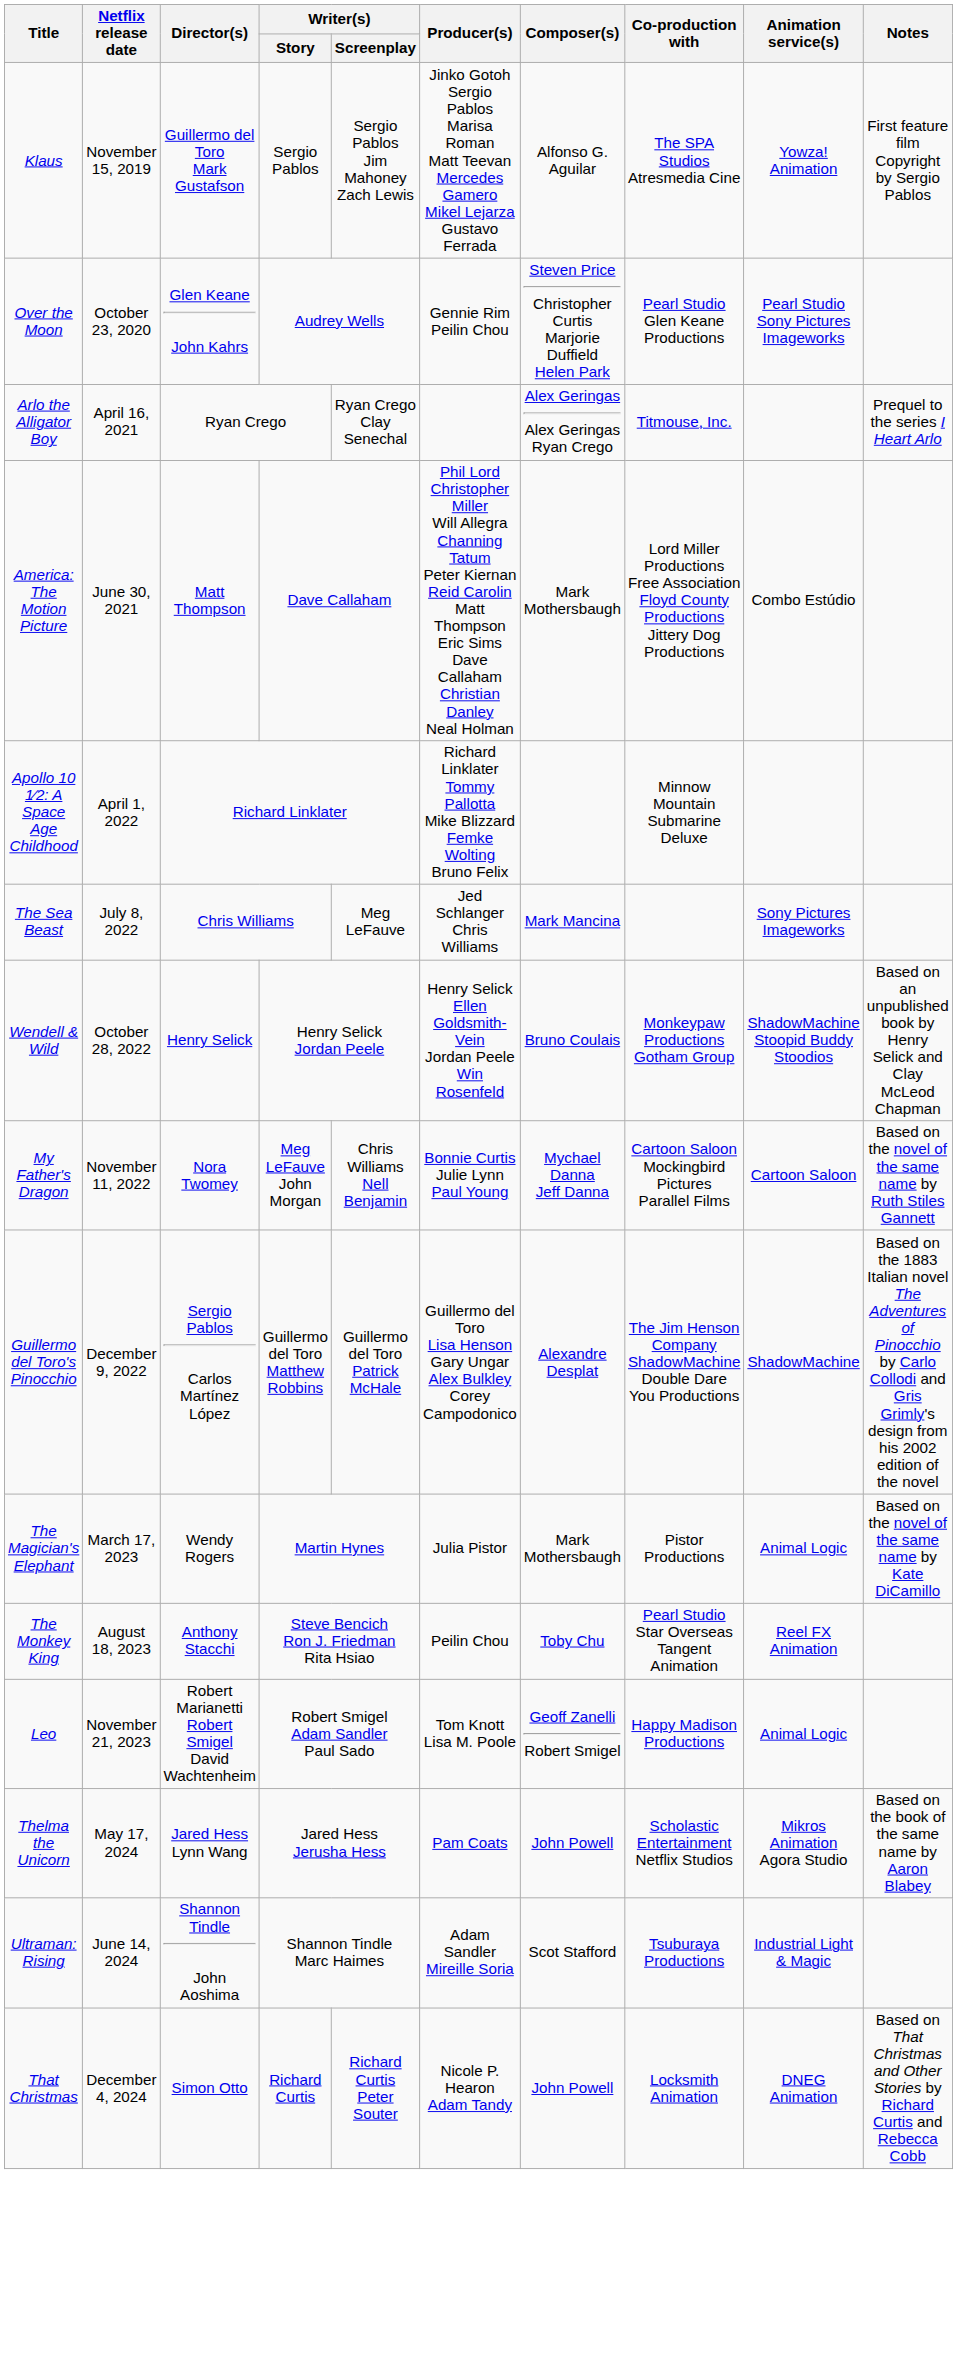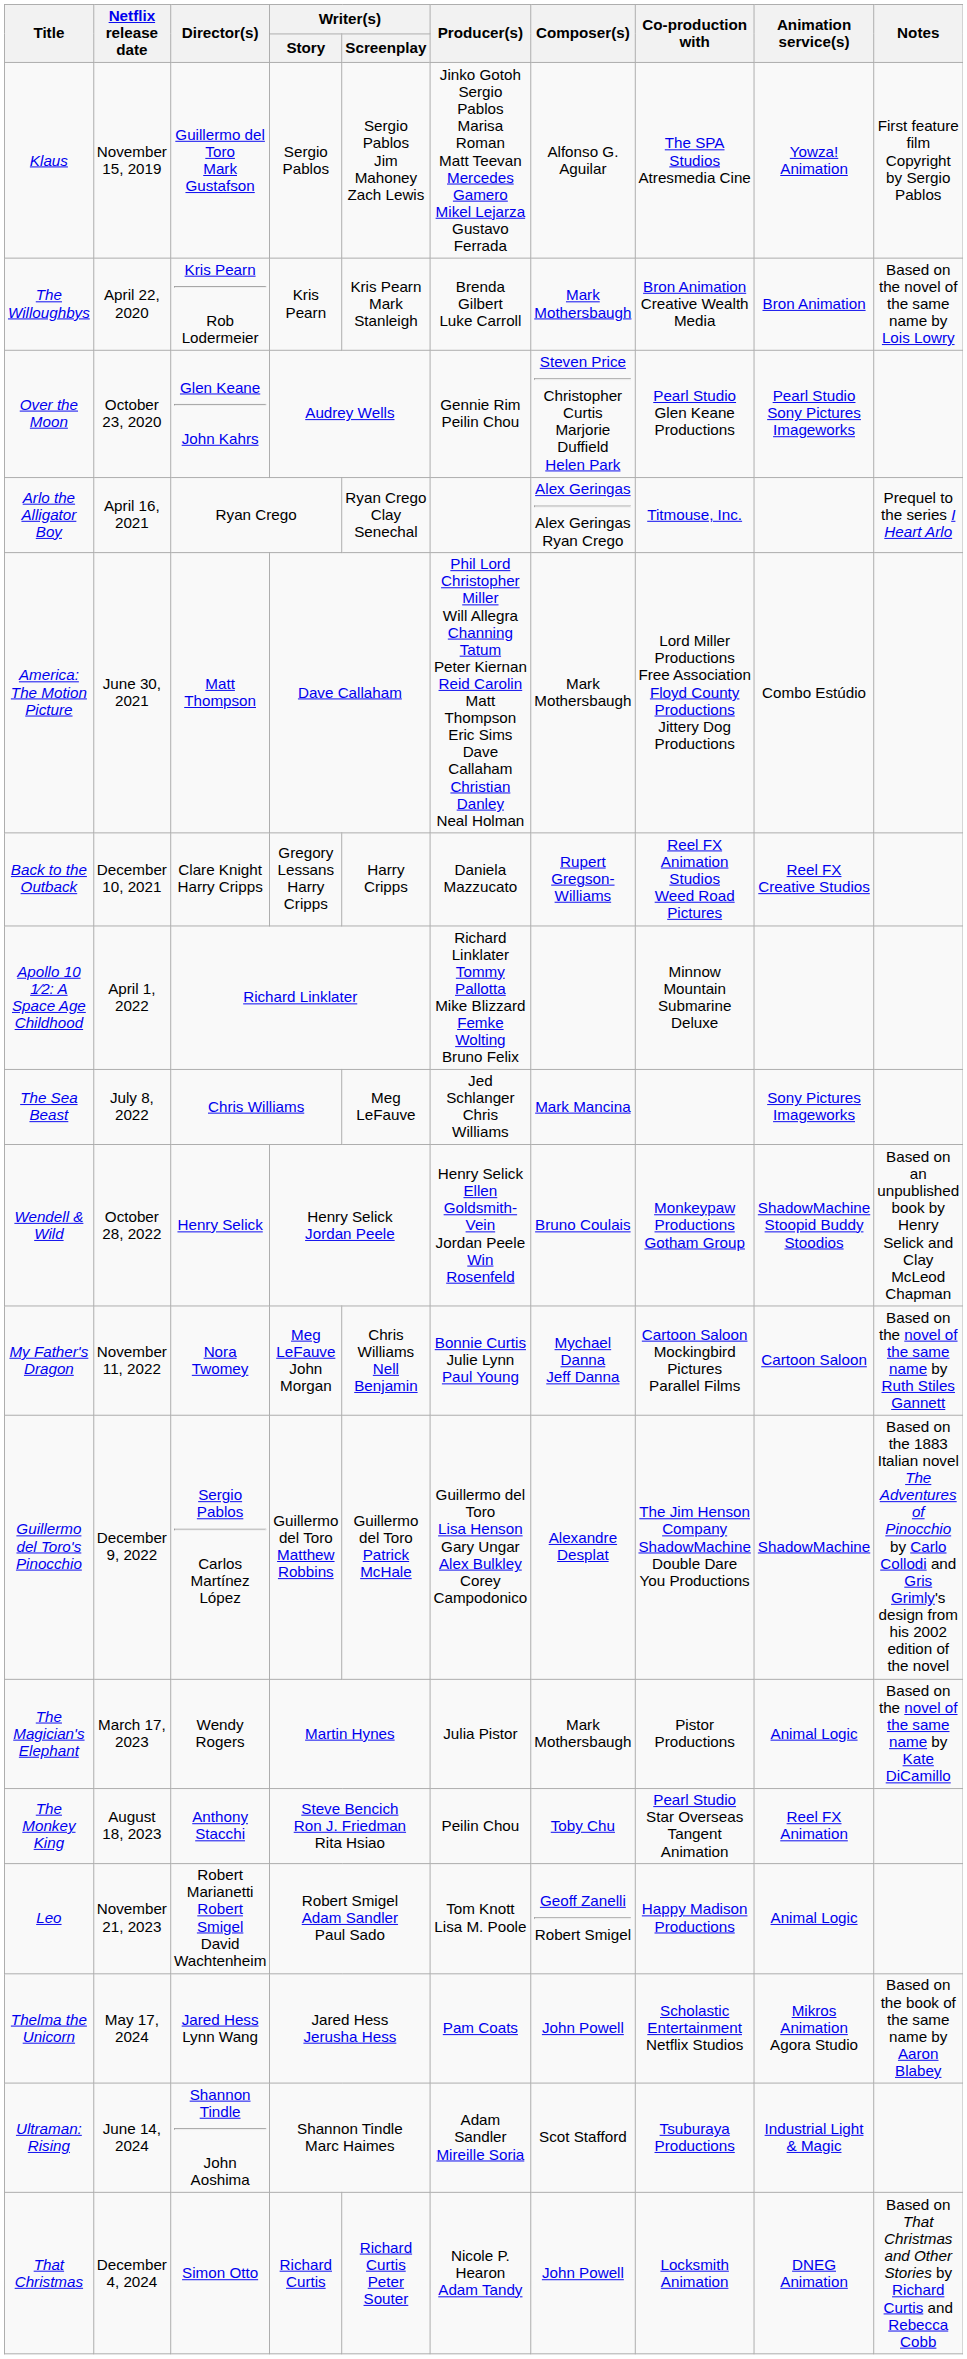+ row: (49, 304)
+ row: (49, 879)
